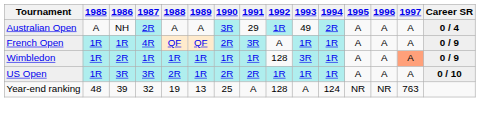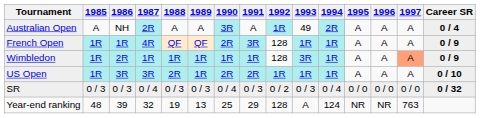(253, 27) 29 -> (253, 27) A
(279, 43) A -> (279, 43) 128
+ row: (13, 89)
(253, 89) A -> (253, 105) 29
